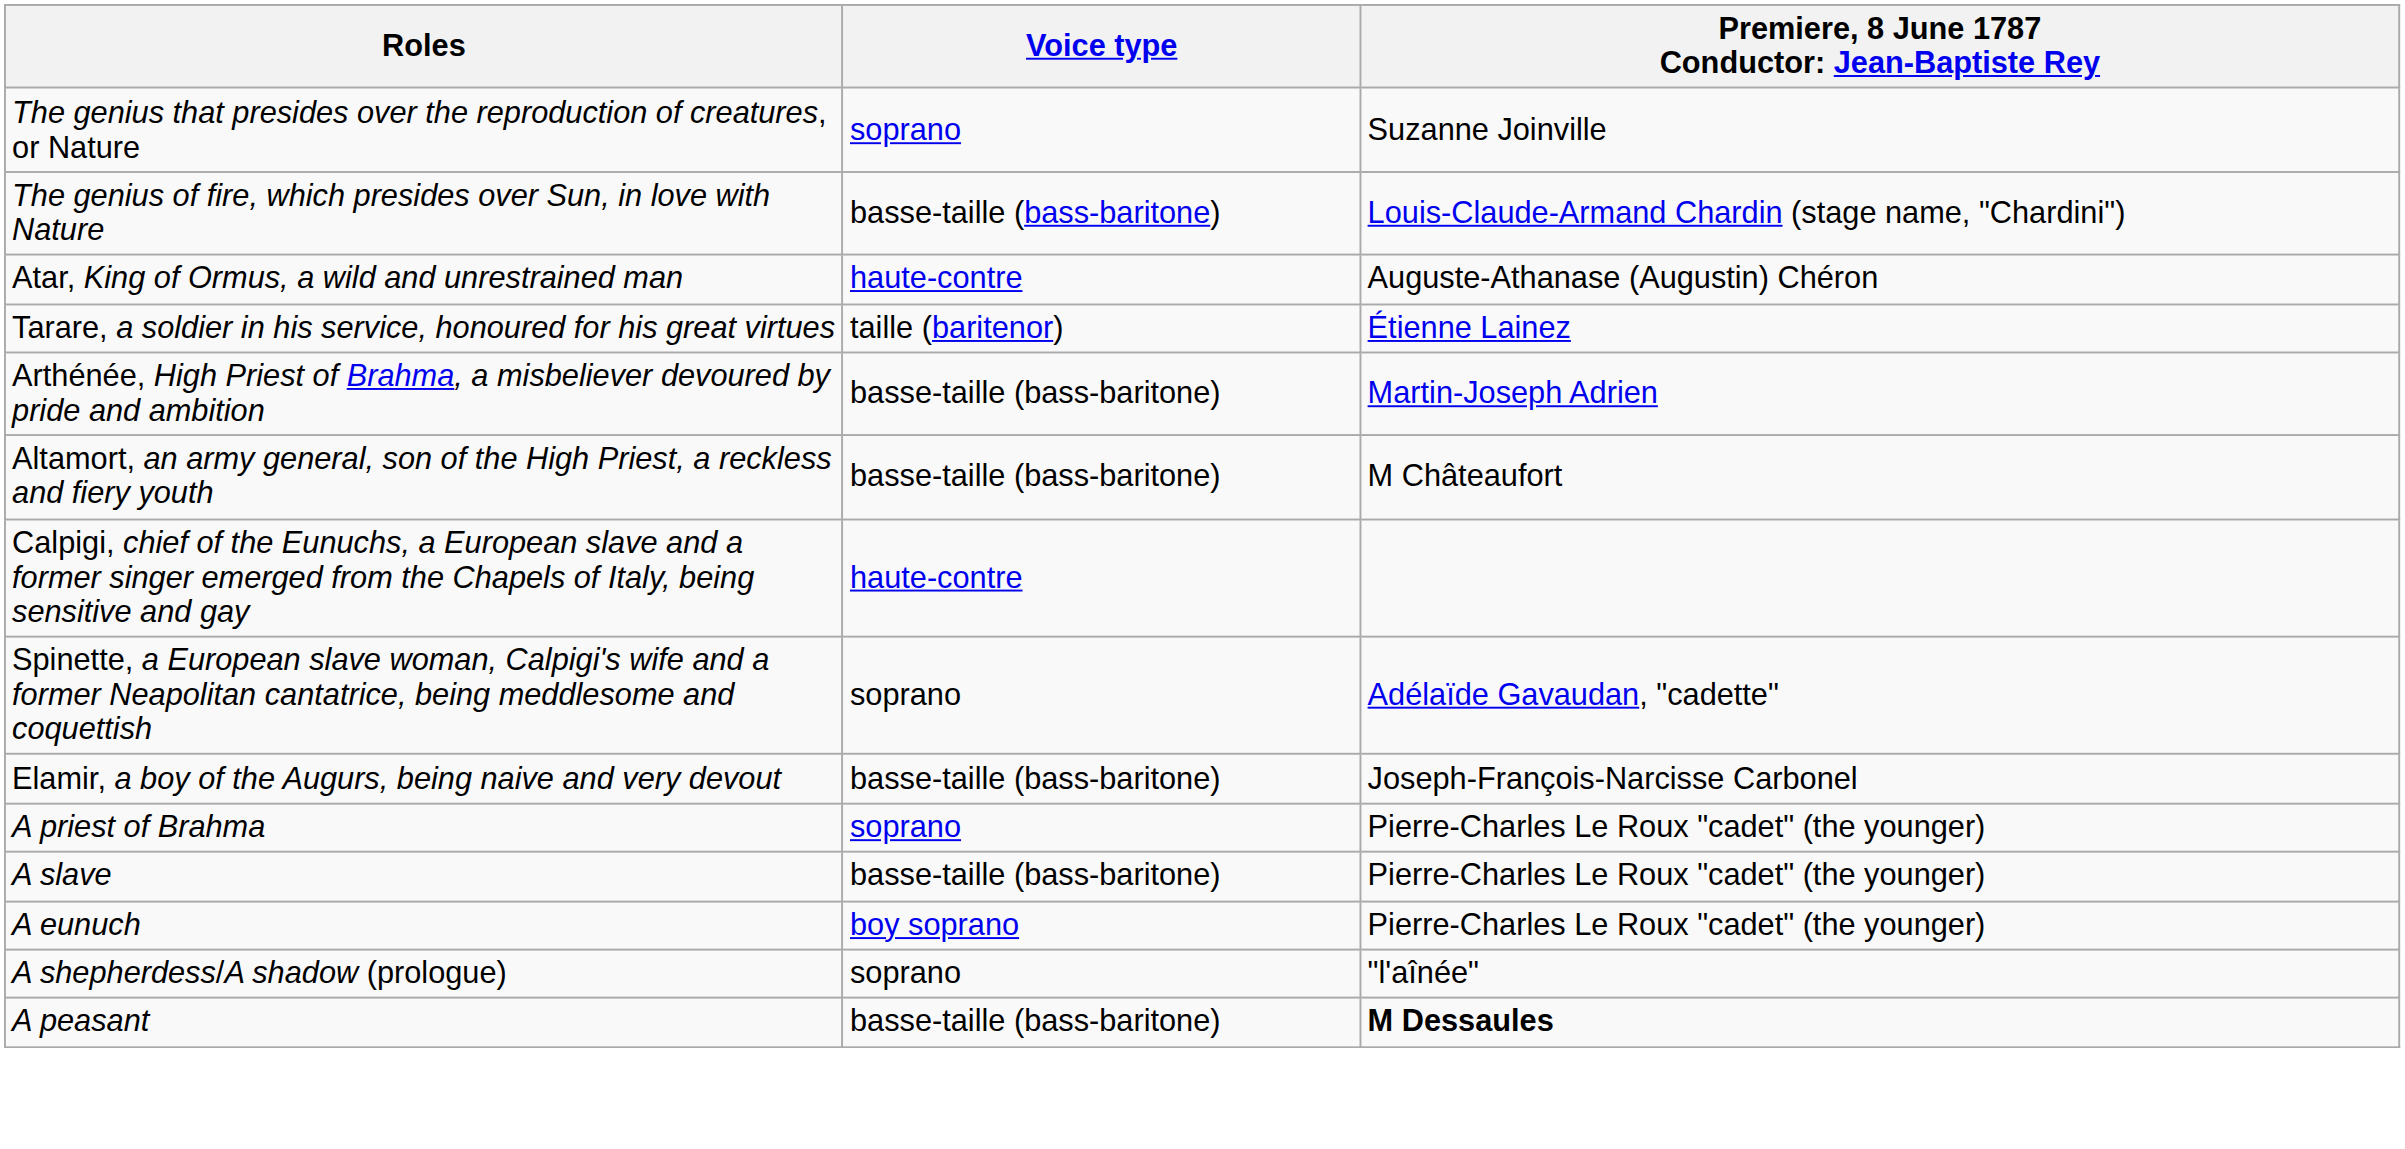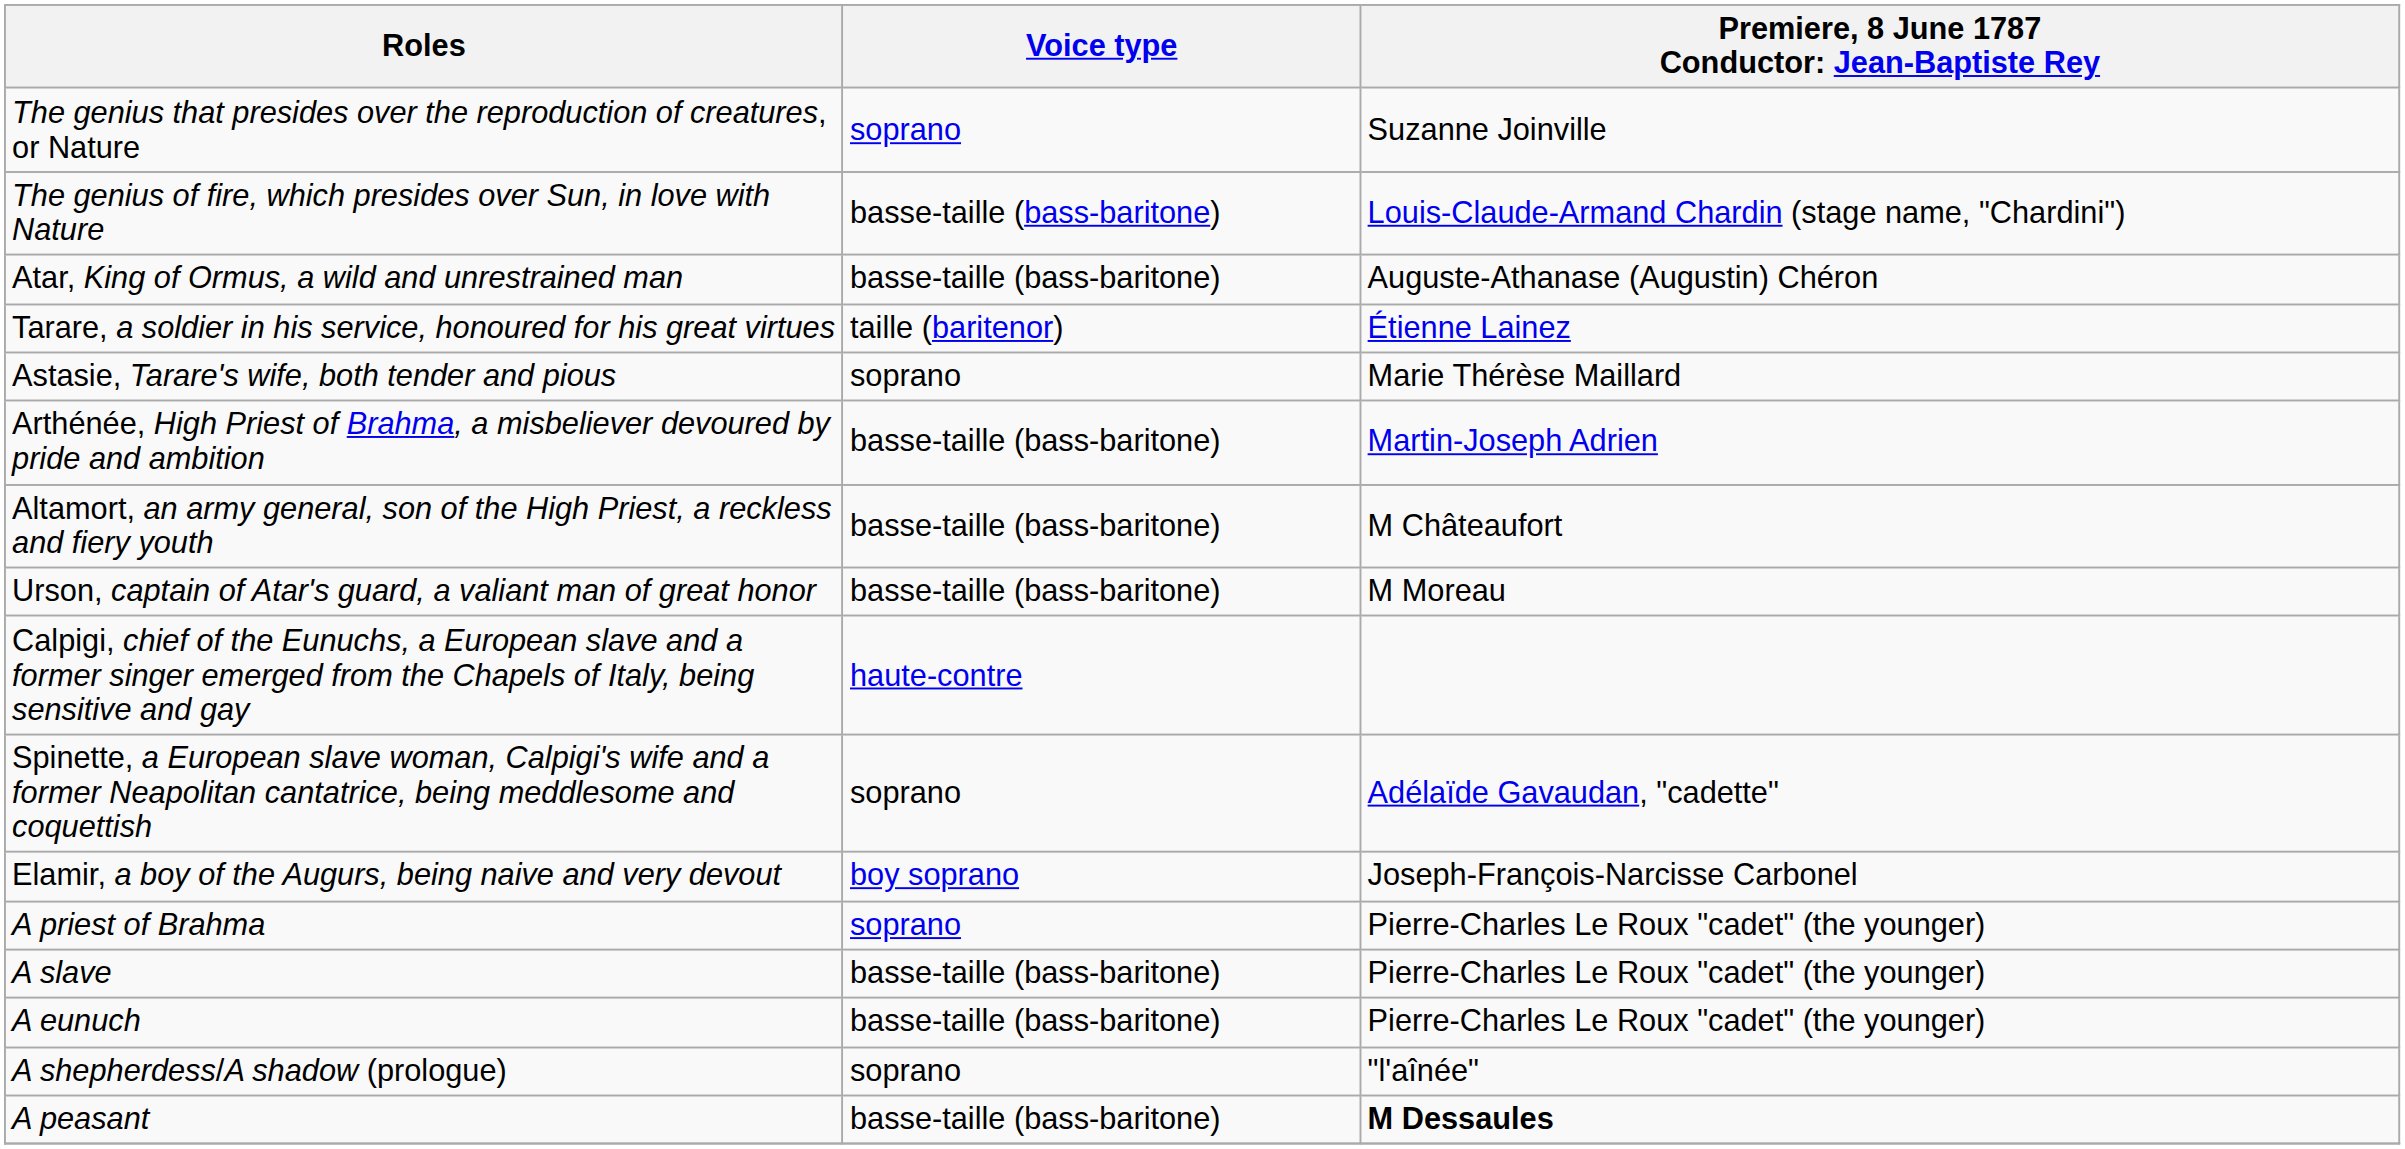(936, 278) haute-contre -> (1035, 278) basse-taille (bass-baritone)
+ row: (314, 376)
+ row: (414, 591)
(1035, 778) basse-taille (bass-baritone) -> (935, 875) boy soprano
(935, 924) boy soprano -> (1035, 1021) basse-taille (bass-baritone)
